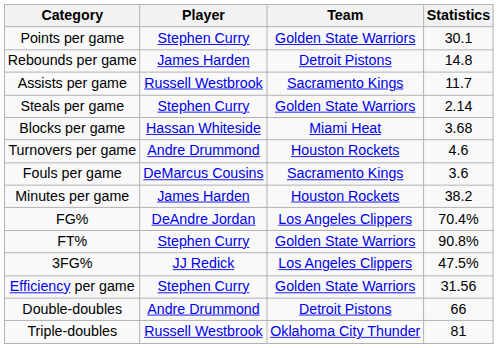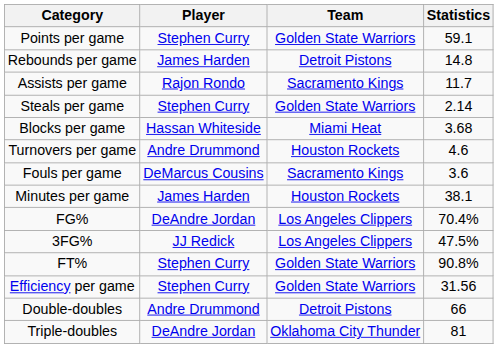(459, 38) 30.1 -> (459, 38) 59.1
(203, 83) Russell Westbrook -> (203, 83) Rajon Rondo
(459, 196) 38.2 -> (459, 196) 38.1
rows swapped: (72, 241) <-> (72, 264)
(203, 331) Russell Westbrook -> (203, 331) DeAndre Jordan
